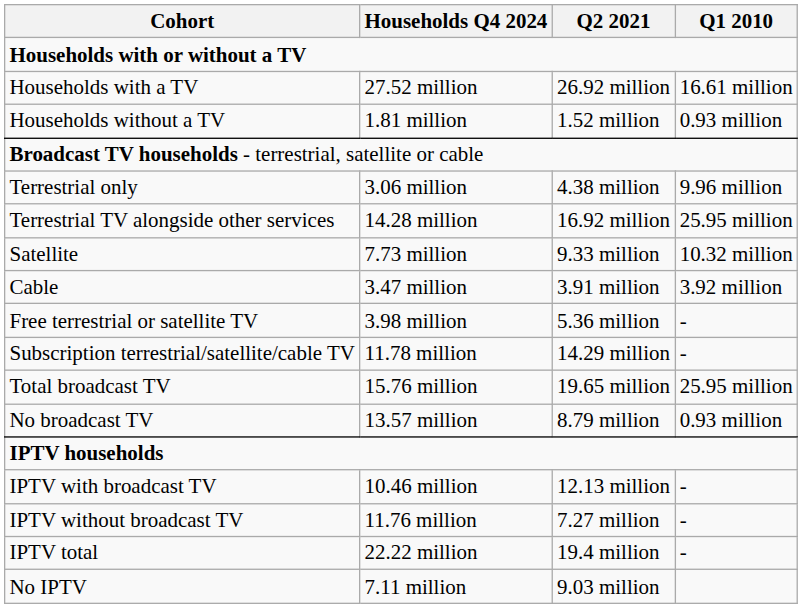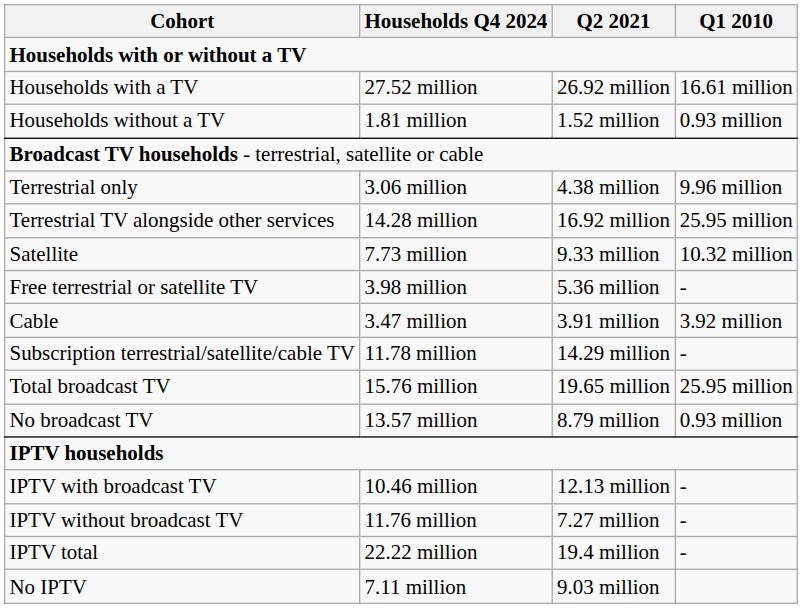rows swapped: (34, 287) <-> (134, 320)
